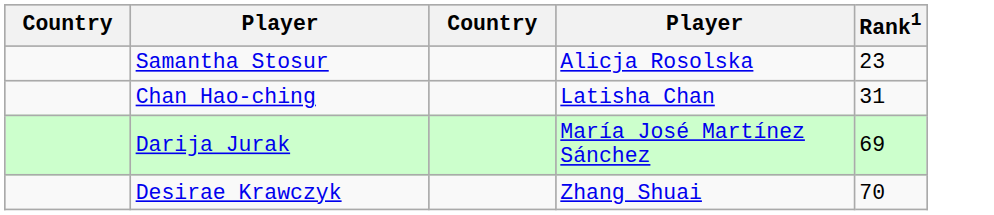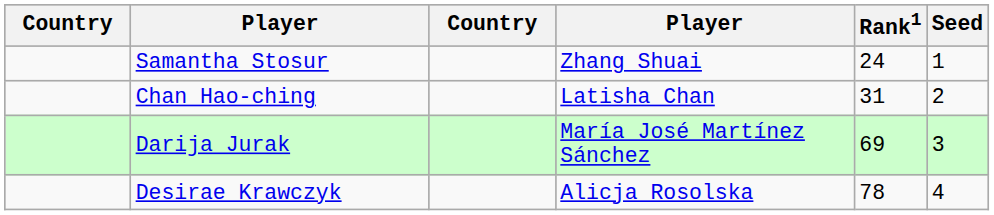+ column: (957, 25)
(657, 63) Alicja Rosolska -> (631, 63) Zhang Shuai
(872, 63) 23 -> (872, 63) 24
(631, 192) Zhang Shuai -> (657, 192) Alicja Rosolska
(872, 192) 70 -> (872, 192) 78
